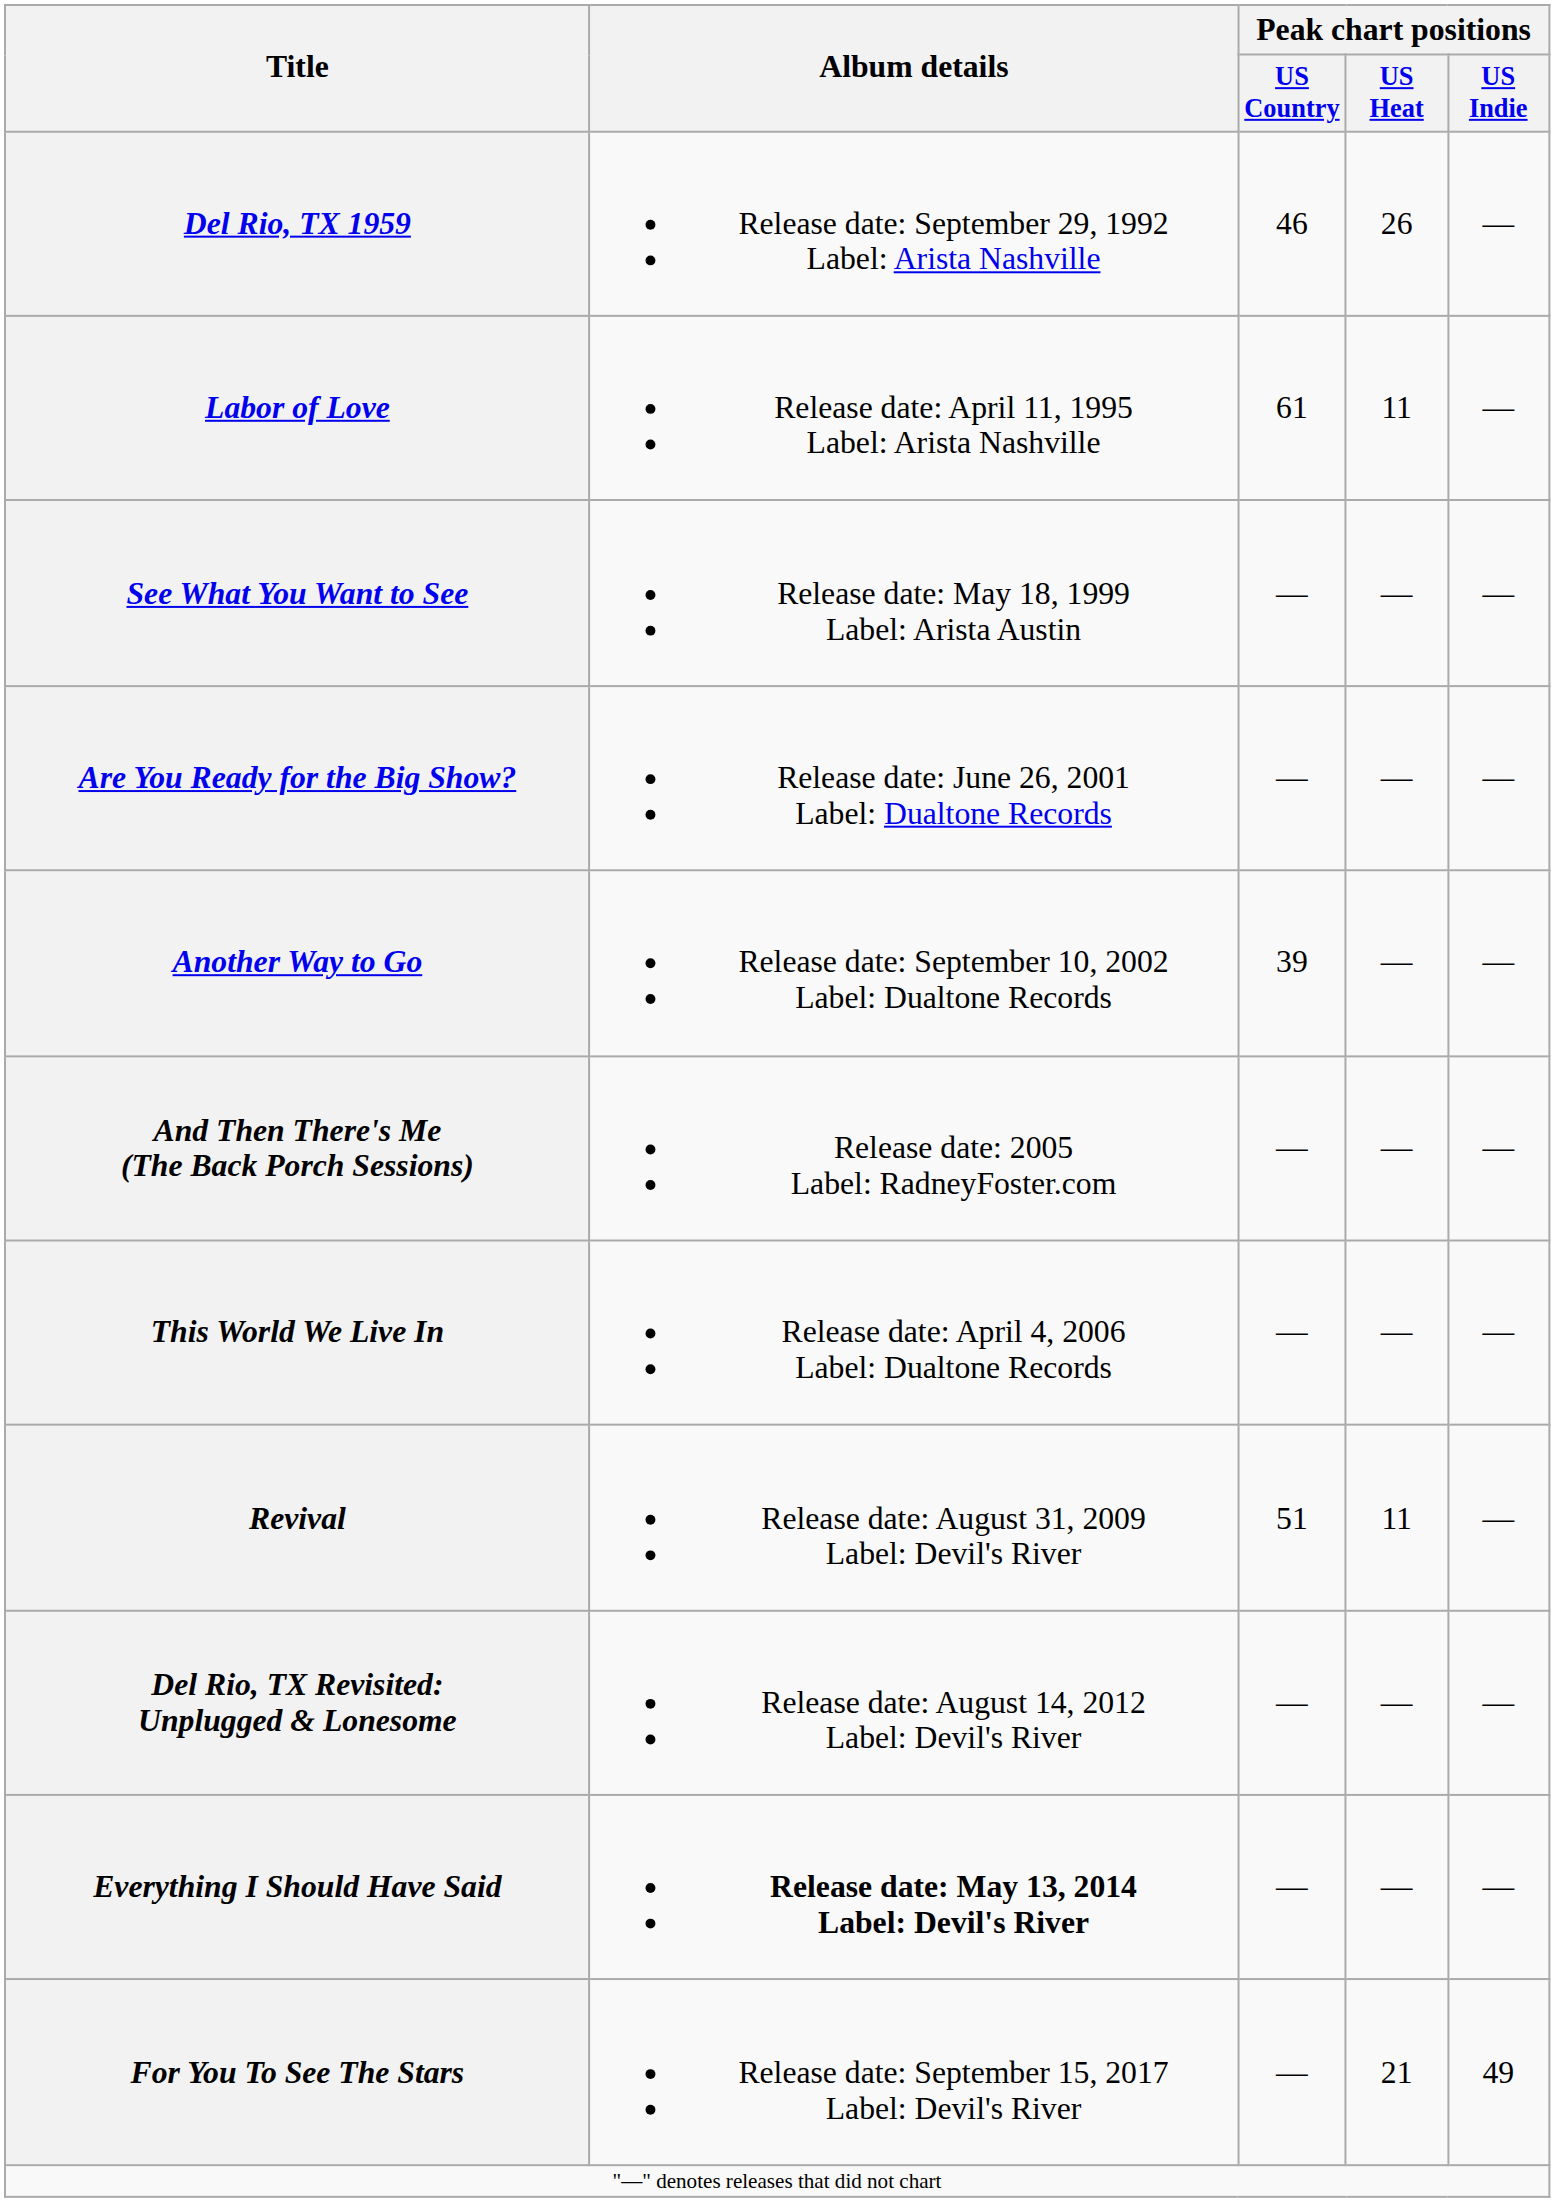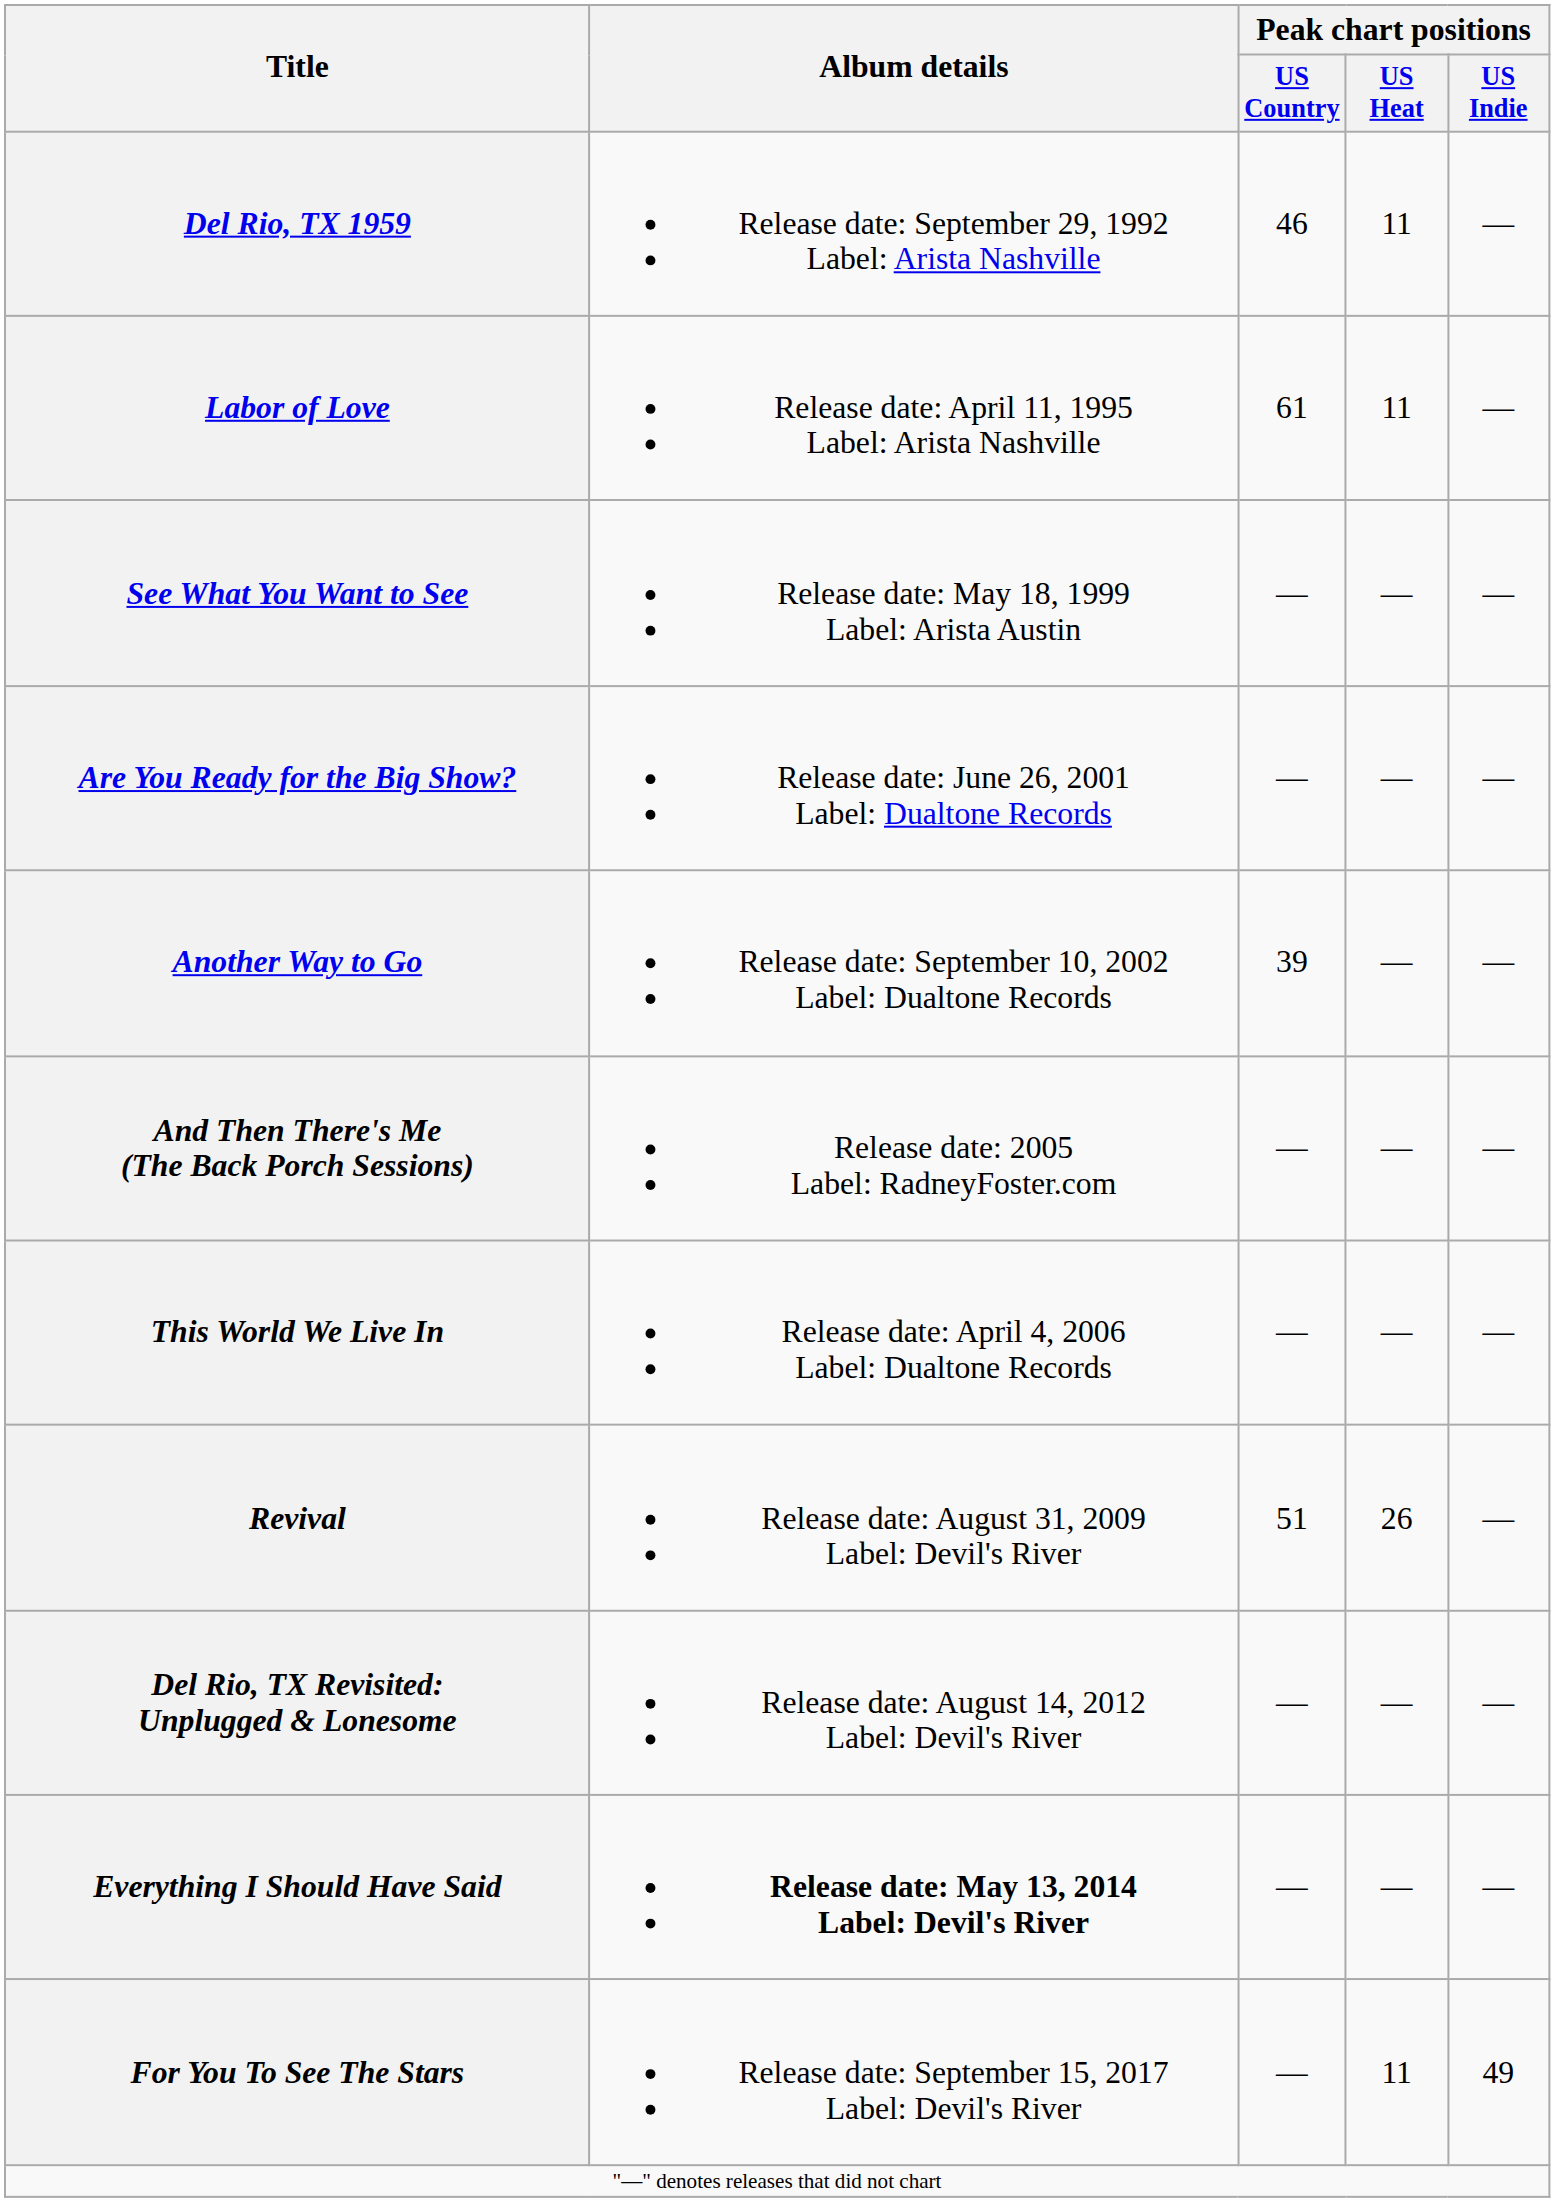(1397, 223) 26 -> (1397, 223) 11
(1397, 1517) 11 -> (1397, 1517) 26
(1397, 2071) 21 -> (1397, 2071) 11
